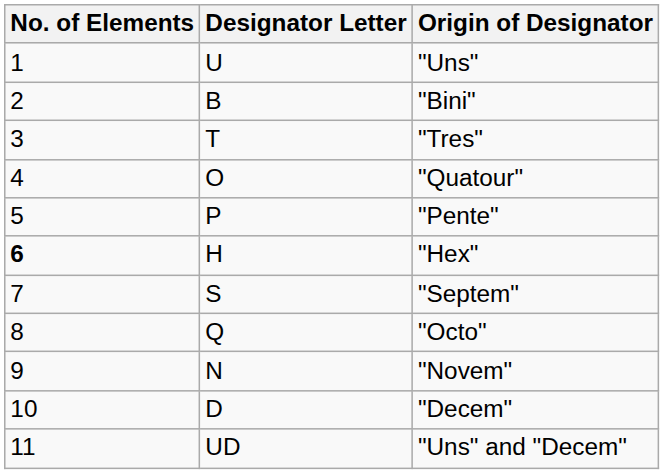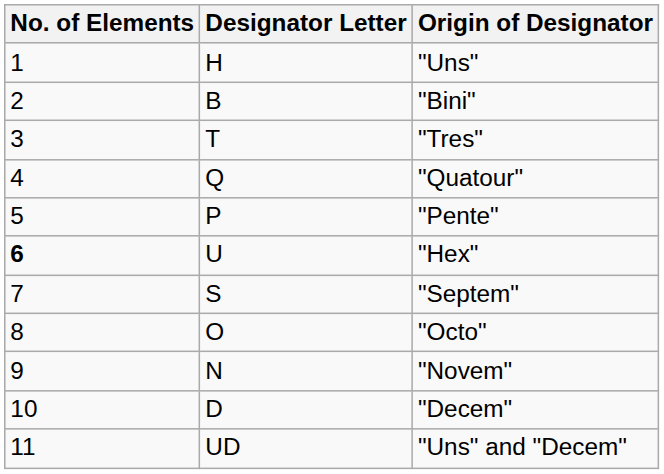(214, 62) U -> (214, 62) H
(215, 178) O -> (215, 178) Q
(214, 255) H -> (214, 255) U
(215, 332) Q -> (215, 332) O
